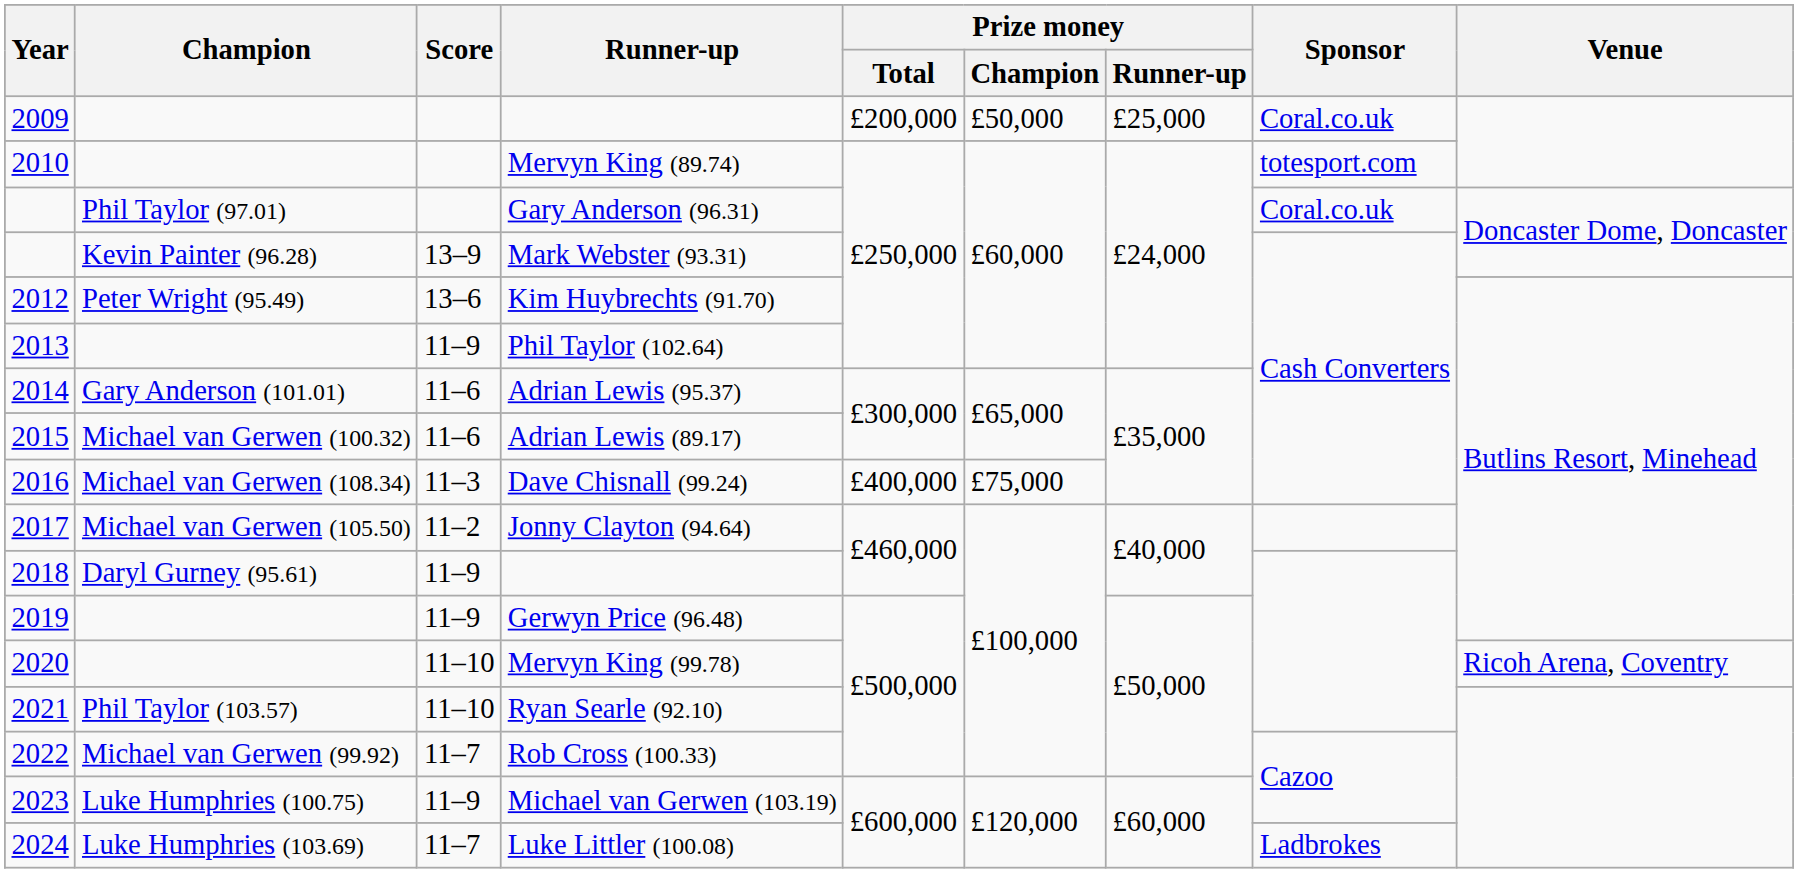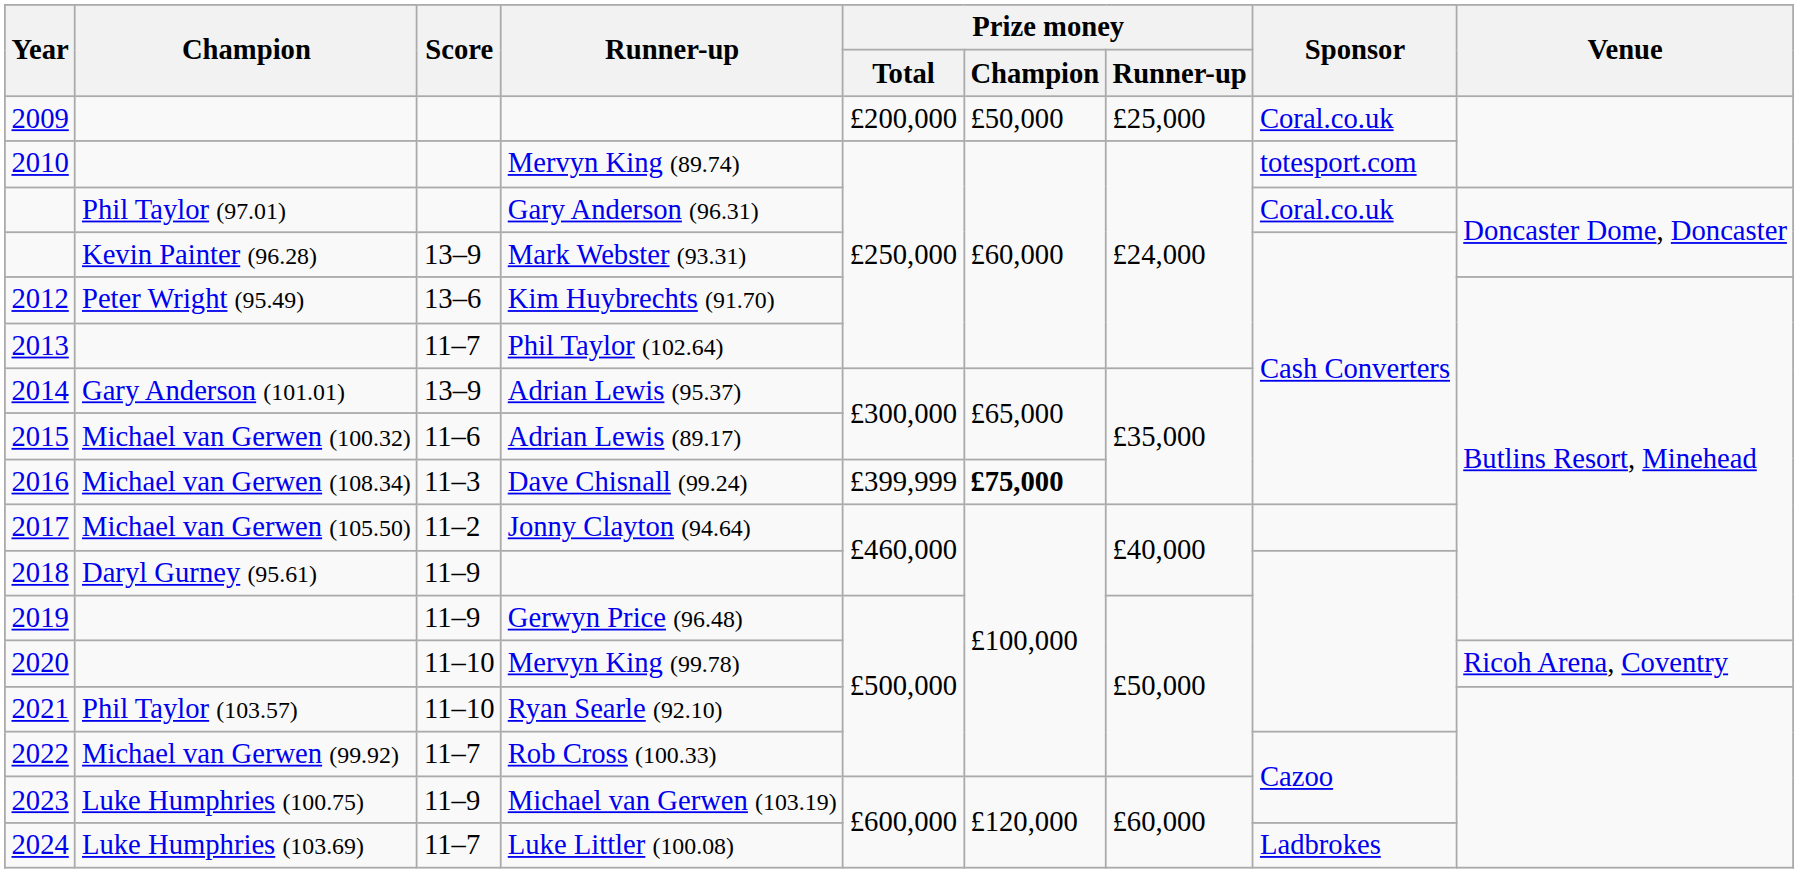(452, 345) 11–9 -> (452, 345) 11–7
(452, 390) 11–6 -> (453, 390) 13–9
(903, 481) £400,000 -> (903, 481) £399,999
(1017, 481) normal -> (1017, 481) bold
